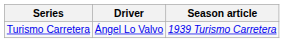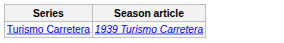- column: (129, 13)
